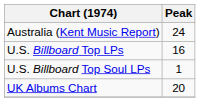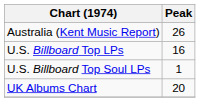(179, 32) 24 -> (179, 32) 26
